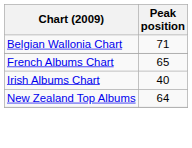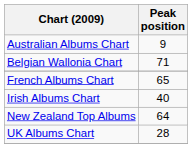+ row: (68, 44)
+ row: (51, 134)
